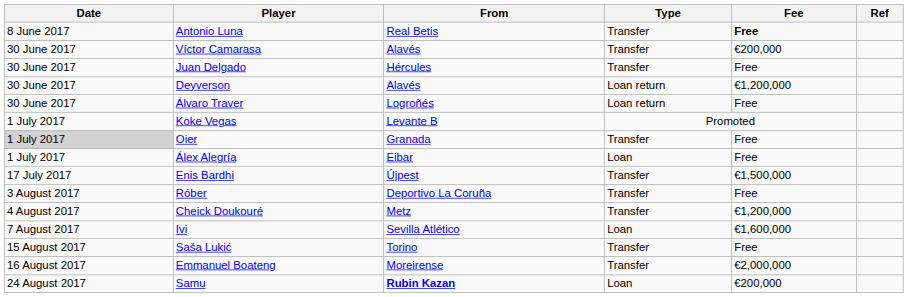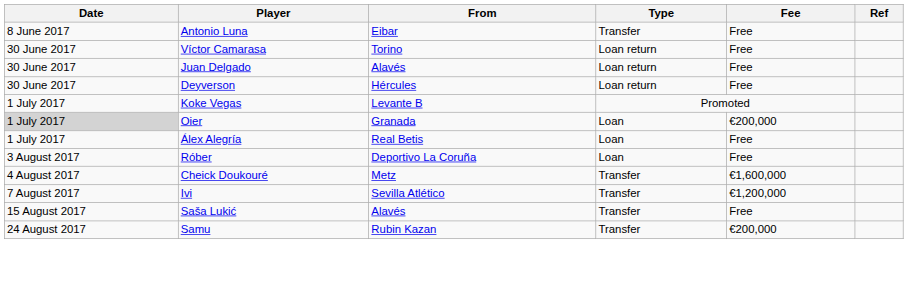(412, 31) Real Betis -> (385, 31) Eibar
(746, 31) bold -> (741, 31) normal
(403, 49) Alavés -> (387, 49) Torino
(628, 49) Transfer -> (628, 49) Loan return
(758, 49) €200,000 -> (741, 49) Free
(409, 67) Hércules -> (388, 67) Alavés
(628, 67) Transfer -> (628, 67) Loan return
(403, 85) Alavés -> (394, 85) Hércules
(763, 85) €1,200,000 -> (741, 85) Free
- row: (210, 103)
(628, 139) Transfer -> (611, 121) Loan
(746, 139) Free -> (753, 121) €200,000
(400, 157) Eibar -> (397, 139) Real Betis
- row: (205, 175)
(628, 193) Transfer -> (611, 157) Loan
(763, 211) €1,200,000 -> (758, 175) €1,600,000
(620, 229) Loan -> (619, 193) Transfer
(763, 229) €1,600,000 -> (758, 193) €1,200,000
(402, 247) Torino -> (388, 211) Alavés
- row: (226, 265)
(421, 283) bold -> (404, 229) normal
(620, 283) Loan -> (619, 229) Transfer
